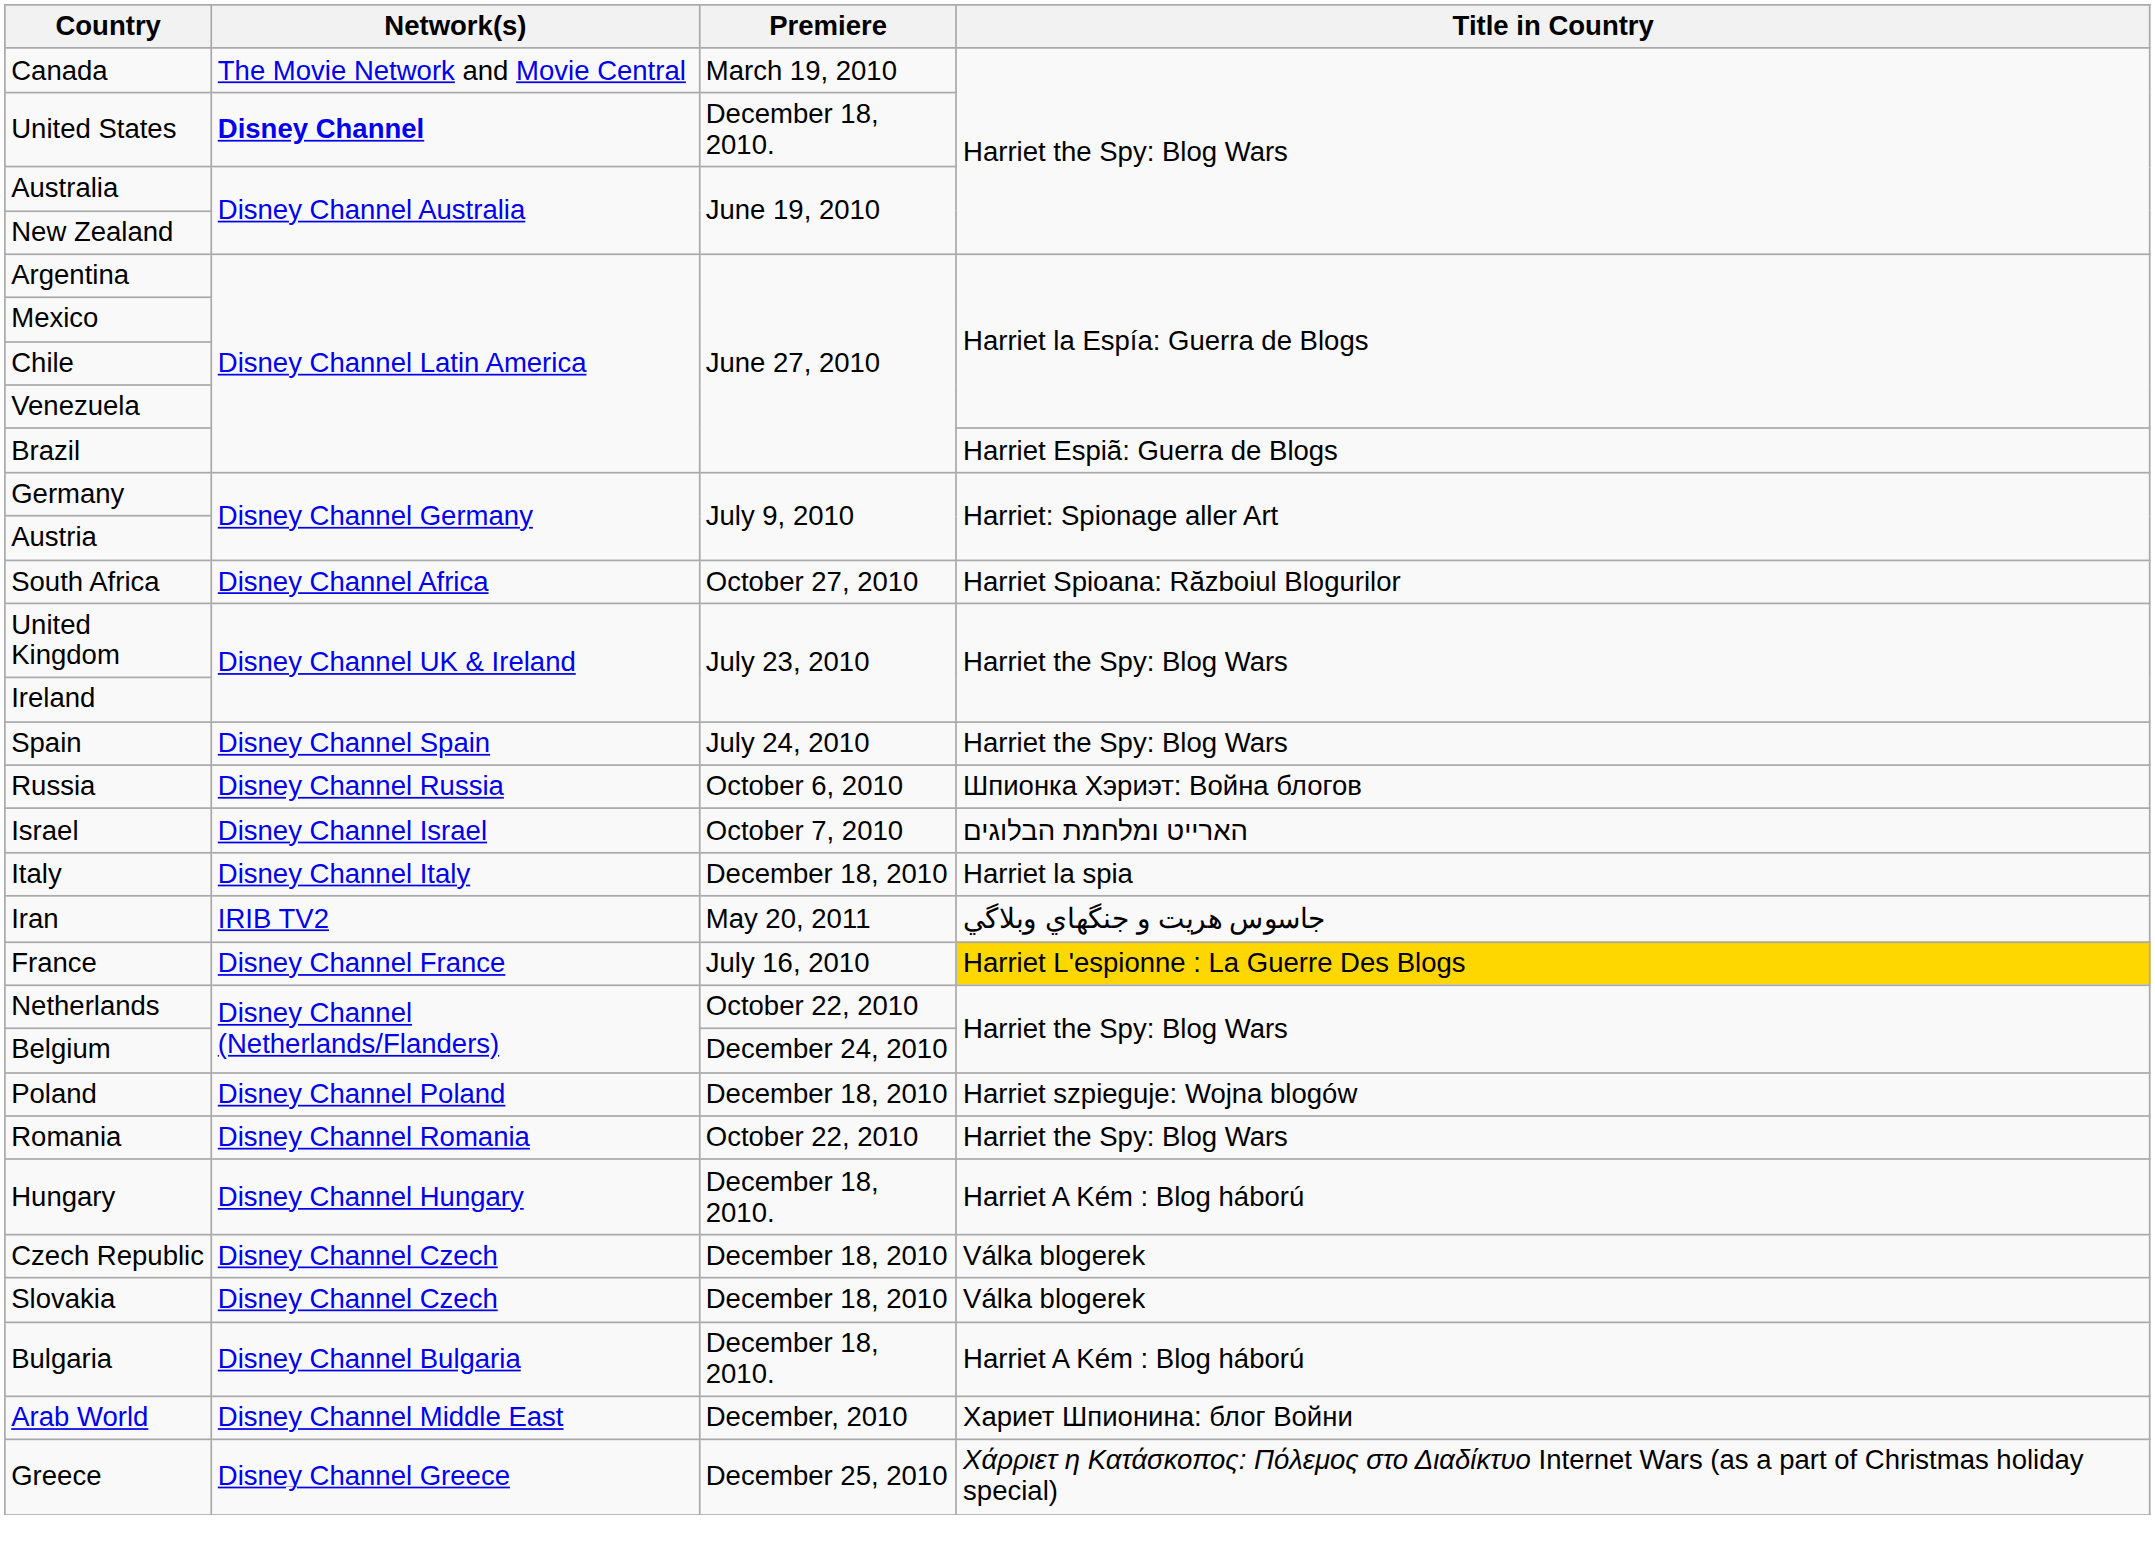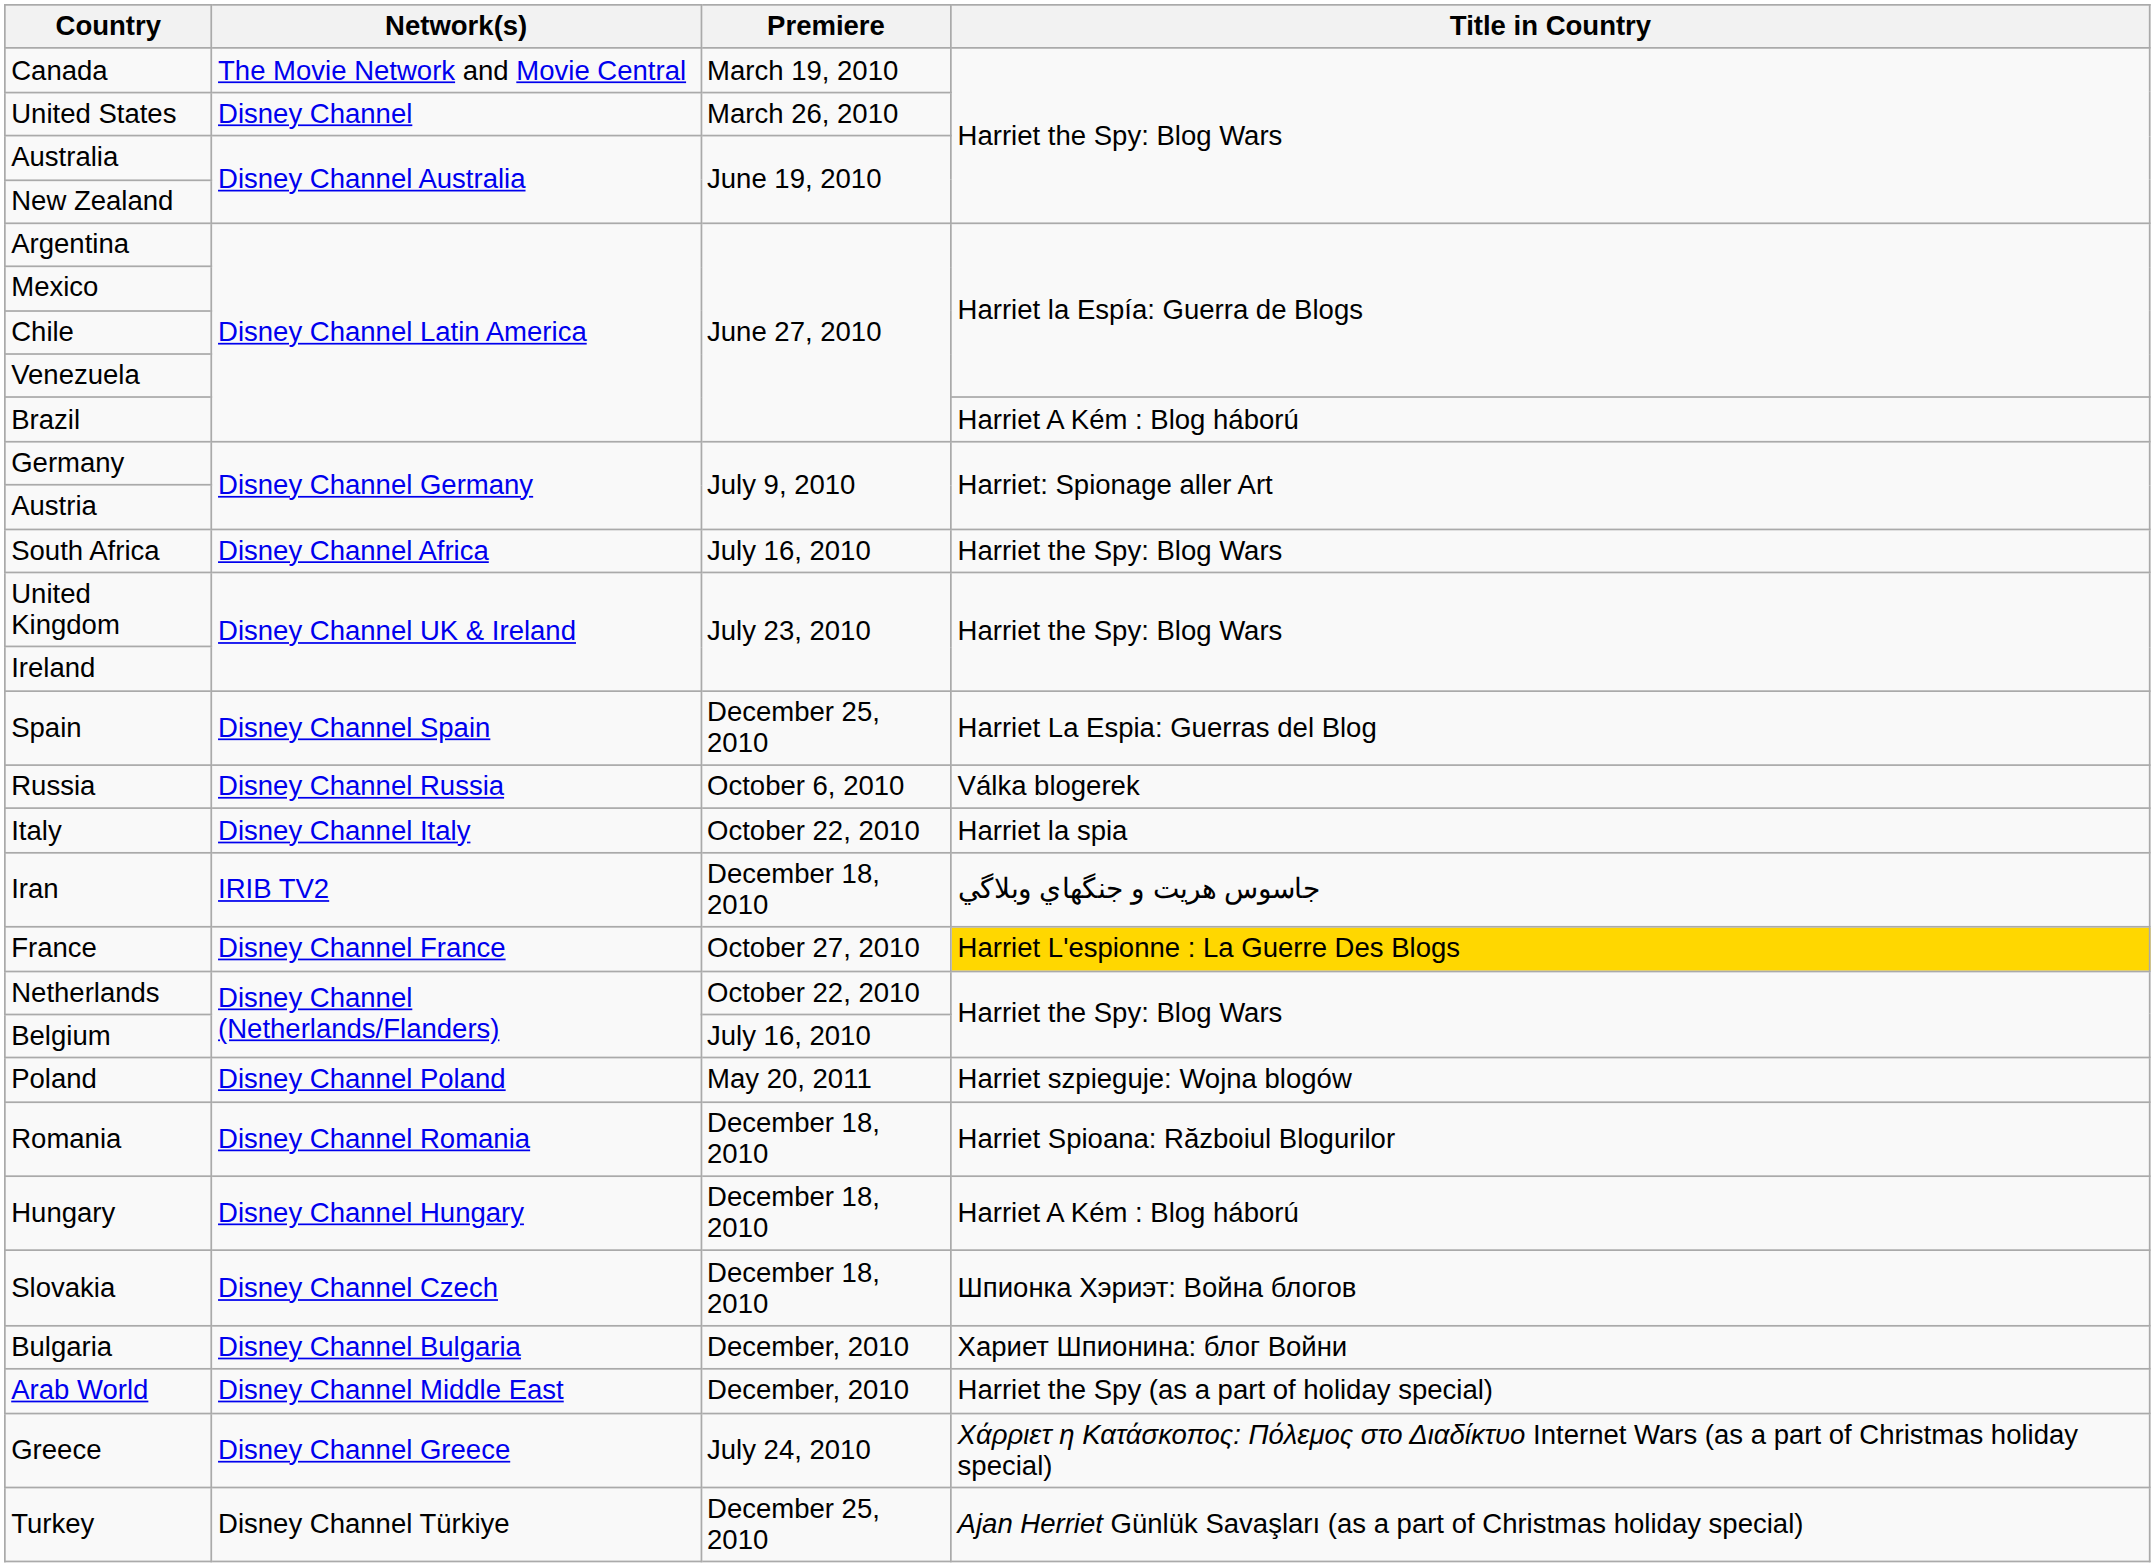(321, 129) bold -> (315, 113) normal
(792, 129) December 18, 2010. -> (803, 113) March 26, 2010
(1150, 450) Harriet Espiã: Guerra de Blogs -> (1128, 419) Harriet A Kém : Blog háború
(812, 581) October 27, 2010 -> (789, 550) July 16, 2010
(1182, 581) Harriet Spioana: Războiul Blogurilor -> (1120, 550) Harriet the Spy: Blog Wars
(788, 742) July 24, 2010 -> (793, 727) December 25, 2010
(1125, 742) Harriet the Spy: Blog Wars -> (1167, 727) Harriet La Espia: Guerras del Blog
(1162, 786) Шпионка Хэриэт: Война блогов -> (1049, 786) Válka blogerek
- row: (45, 830)
(827, 873) December 18, 2010 -> (813, 830) October 22, 2010
(788, 918) May 20, 2011 -> (793, 889) December 18, 2010
(788, 962) July 16, 2010 -> (813, 948) October 27, 2010
(827, 1050) December 24, 2010 -> (789, 1035) July 16, 2010
(827, 1093) December 18, 2010 -> (789, 1079) May 20, 2011
(812, 1137) October 22, 2010 -> (793, 1138) December 18, 2010
(1125, 1137) Harriet the Spy: Blog Wars -> (1176, 1138) Harriet Spioana: Războiul Blogurilor
(792, 1196) December 18, 2010. -> (793, 1213) December 18, 2010
- row: (108, 1255)
(1054, 1299) Válka blogerek -> (1157, 1287) Шпионка Хэриэт: Война блогов
(792, 1358) December 18, 2010. -> (808, 1346) December, 2010
(1134, 1358) Harriet A Kém : Blog háború -> (1152, 1346) Хариет Шпионина: блог Войни
(1158, 1417) Хариет Шпионина: блог Войни -> (1225, 1390) Harriet the Spy (as a part of holiday special)
(827, 1476) December 25, 2010 -> (789, 1449) July 24, 2010
+ row: (53, 1524)
